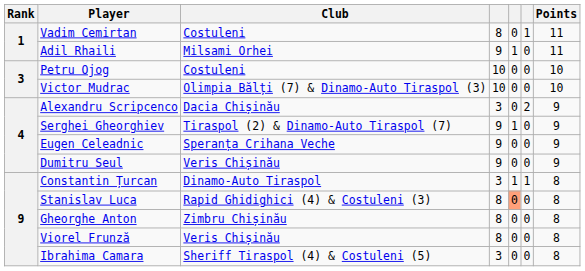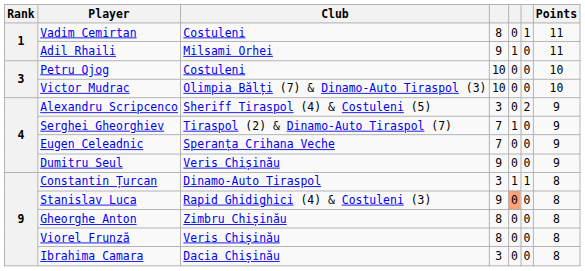(232, 107) Dacia Chișinău -> (307, 107) Sheriff Tiraspol (4) & Costuleni (5)
(499, 126) 9 -> (499, 126) 7
(499, 144) 9 -> (499, 144) 7
(499, 200) 8 -> (499, 200) 9
(307, 256) Sheriff Tiraspol (4) & Costuleni (5) -> (232, 256) Dacia Chișinău
